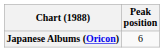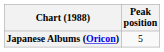(140, 39) 6 -> (140, 39) 5
